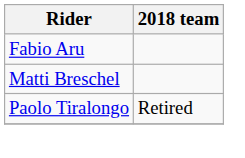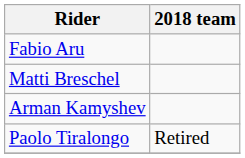+ row: (77, 108)
